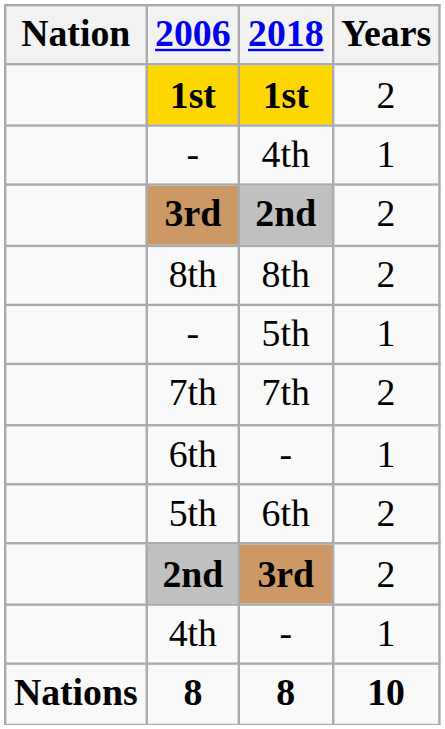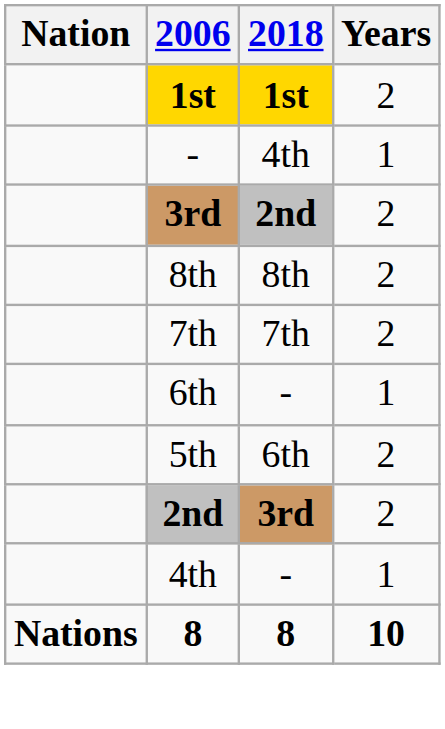- row: (193, 333)
